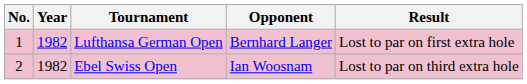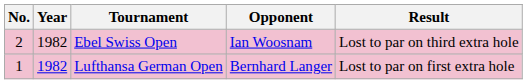rows swapped: (149, 41) <-> (126, 66)
